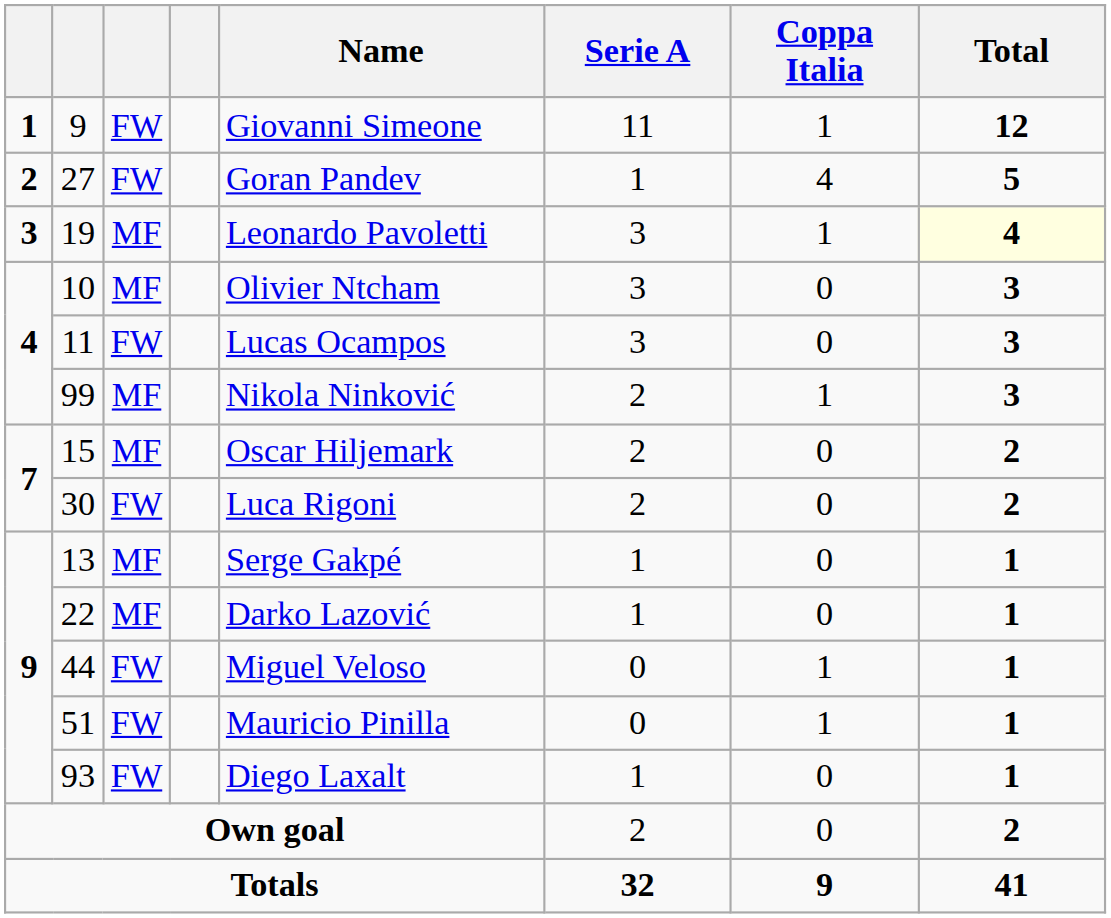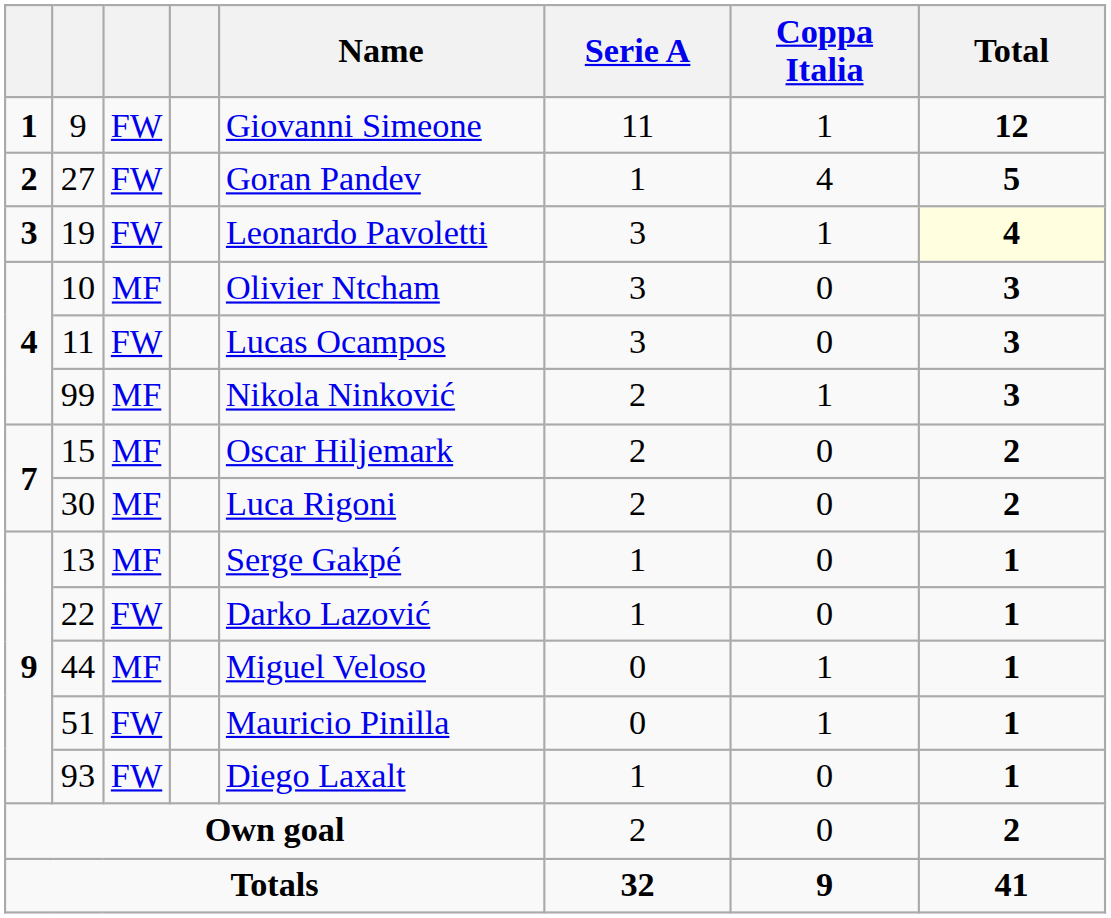(137, 233) MF -> (137, 233) FW
(137, 504) FW -> (137, 504) MF
(137, 613) MF -> (137, 613) FW
(137, 667) FW -> (137, 667) MF
